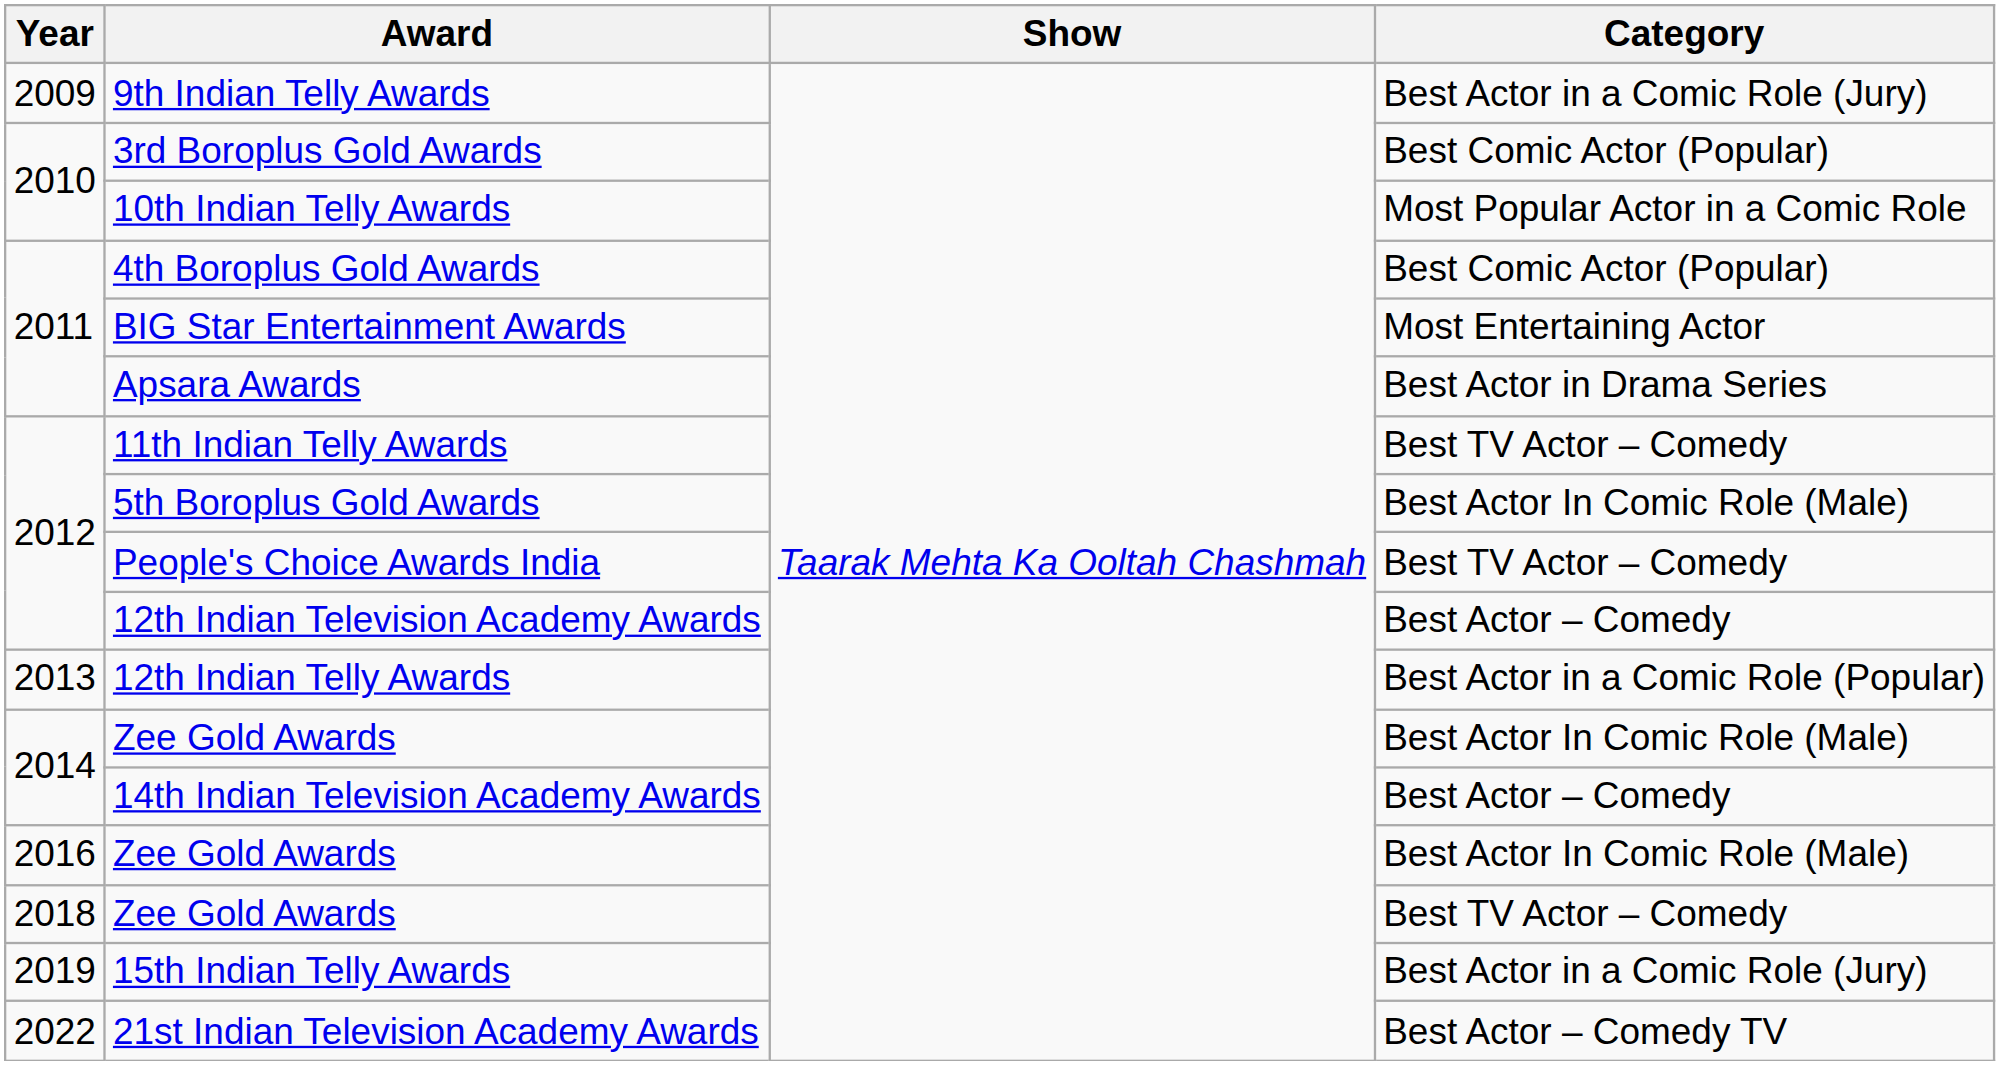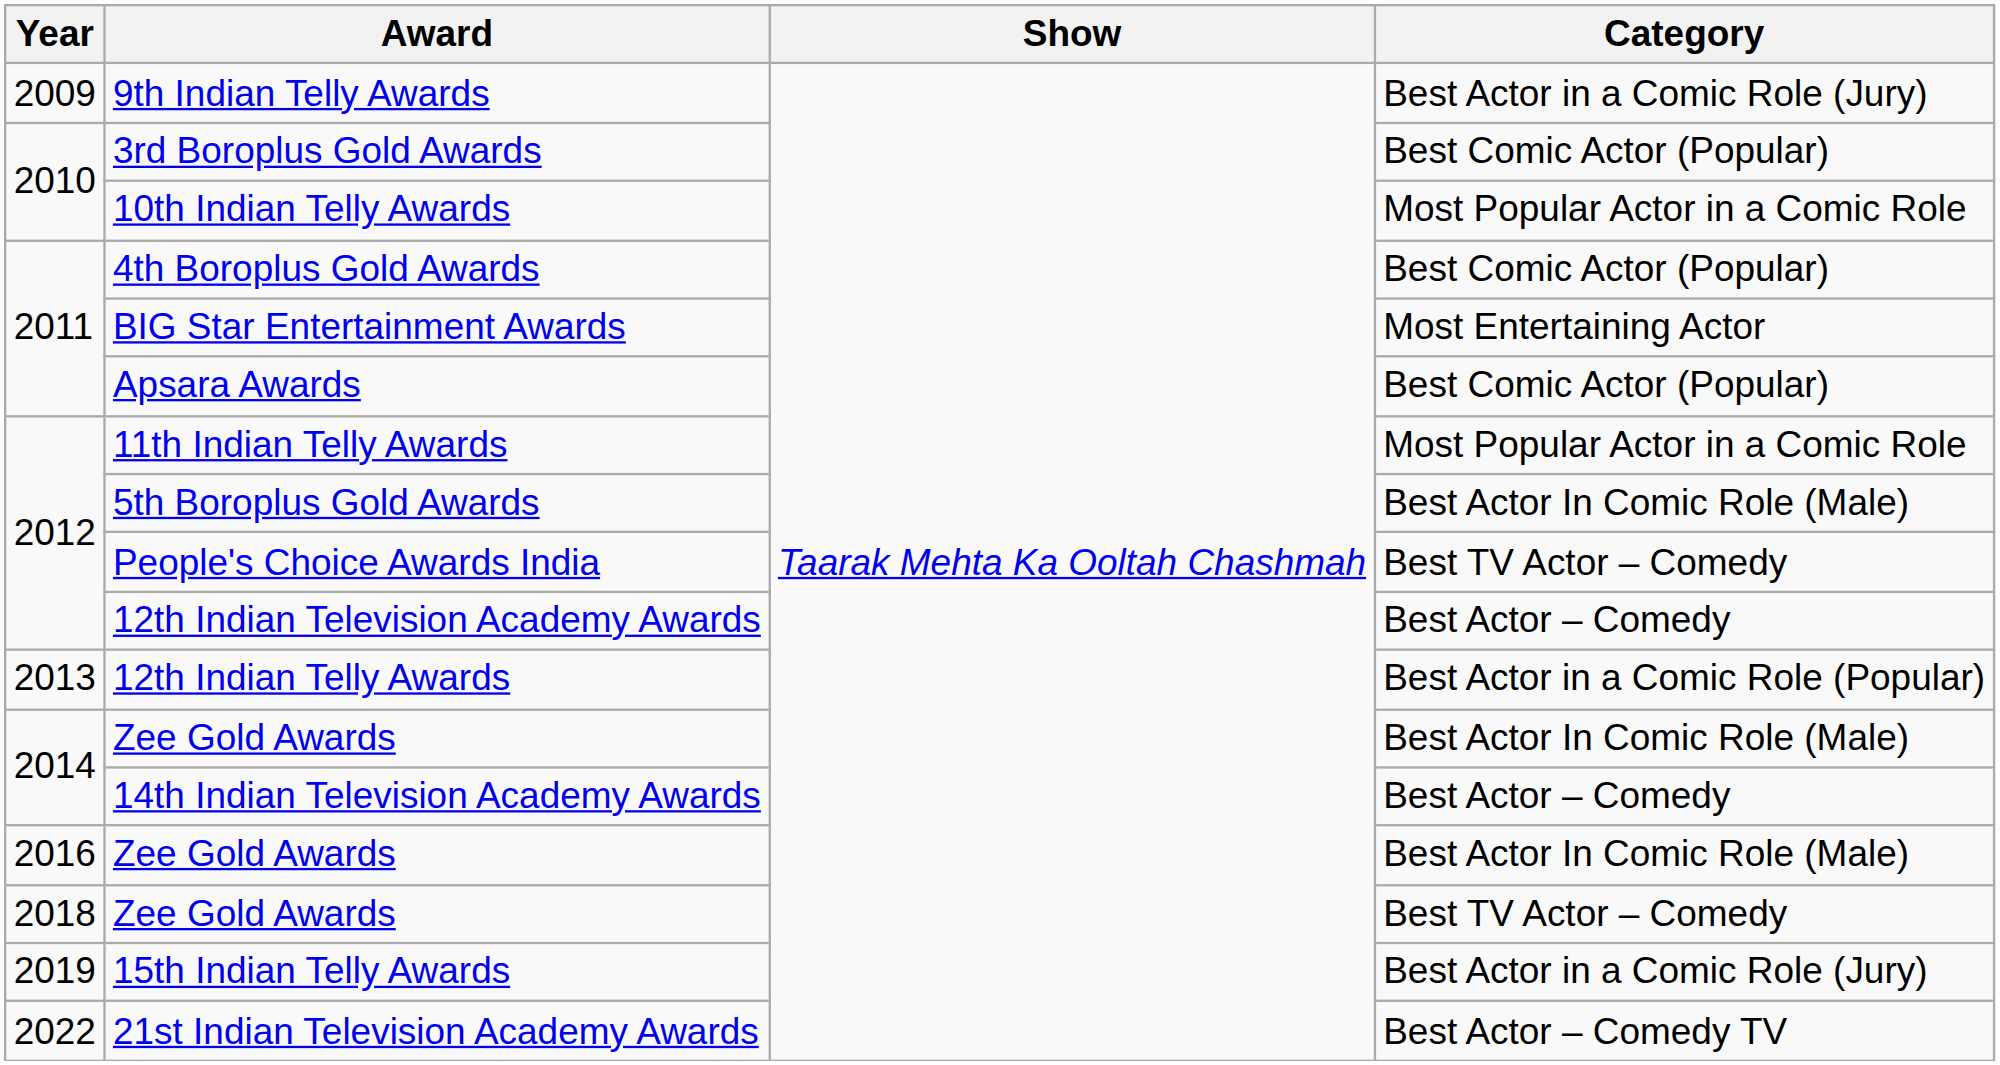(1605, 385) Best Actor in Drama Series -> (1606, 385) Best Comic Actor (Popular)
(1585, 444) Best TV Actor – Comedy -> (1675, 444) Most Popular Actor in a Comic Role
